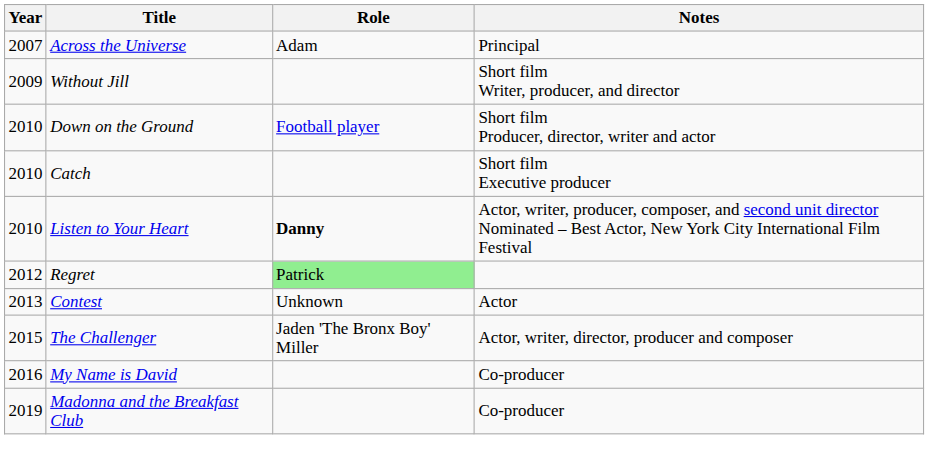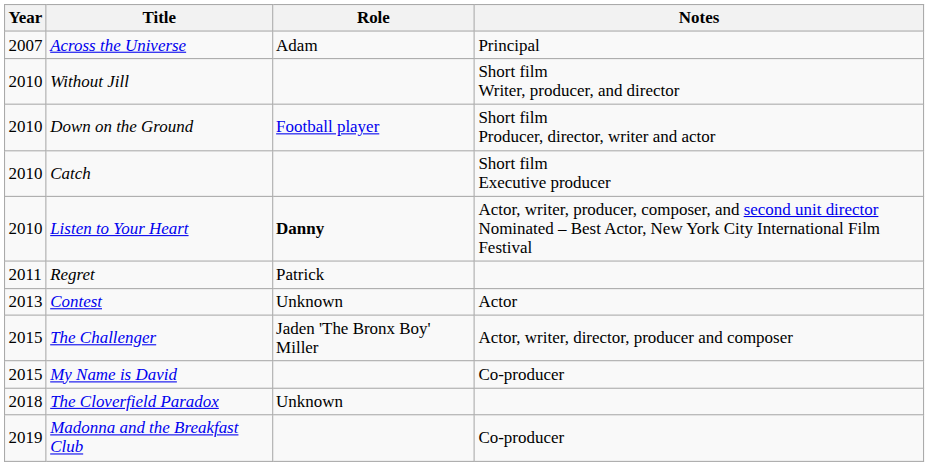(25, 81) 2009 -> (25, 81) 2010
(25, 274) 2012 -> (25, 274) 2011
(300, 274) lightgreen background -> (300, 274) no background
(25, 374) 2016 -> (25, 374) 2015
+ row: (134, 401)
